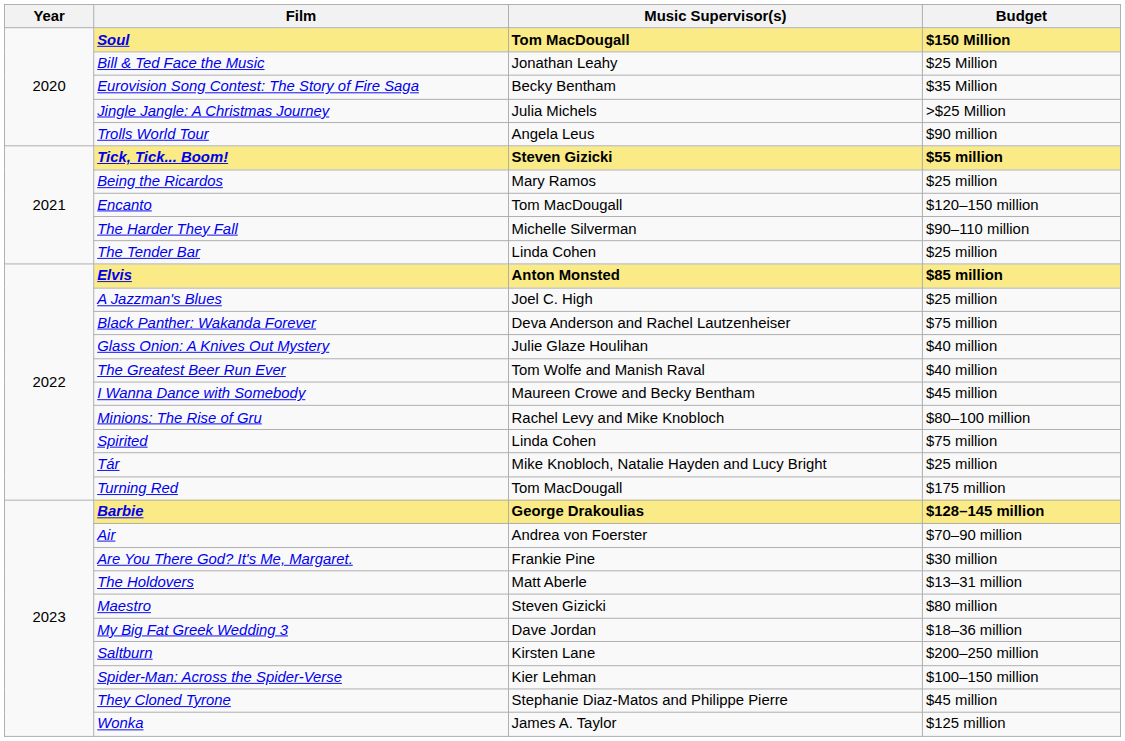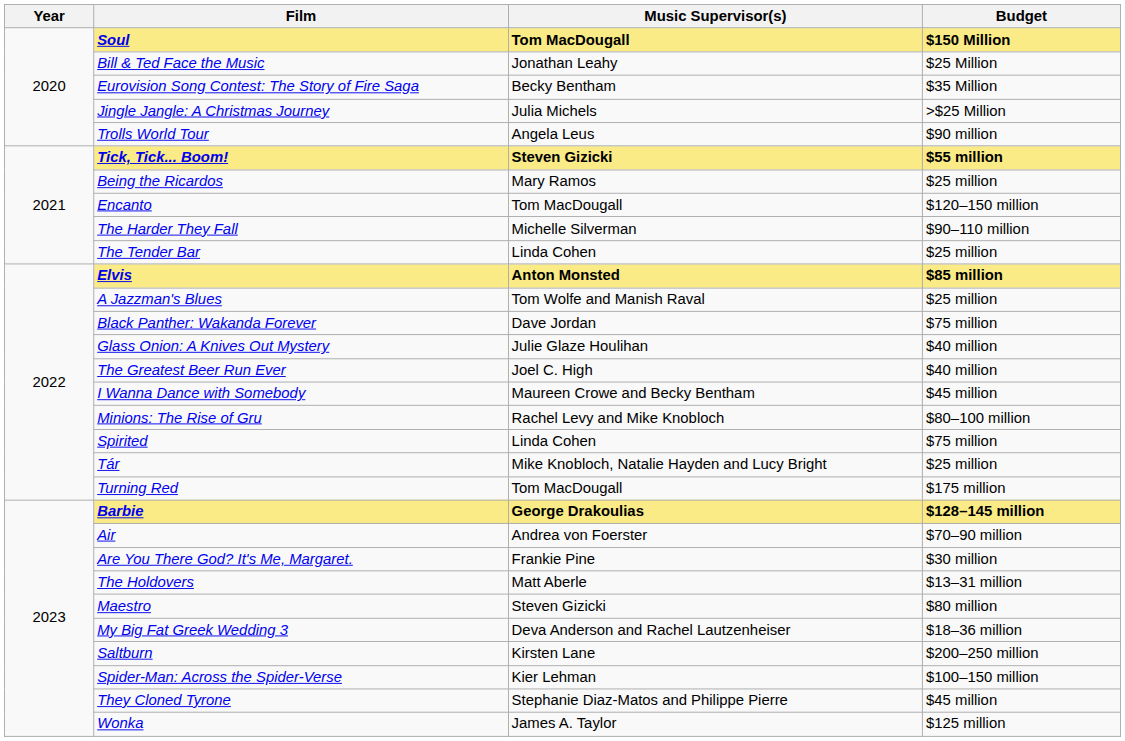(552, 299) Joel C. High -> (608, 299) Tom Wolfe and Manish Raval
(651, 323) Deva Anderson and Rachel Lautzenheiser -> (554, 323) Dave Jordan
(608, 370) Tom Wolfe and Manish Raval -> (552, 370) Joel C. High
(554, 629) Dave Jordan -> (651, 629) Deva Anderson and Rachel Lautzenheiser
